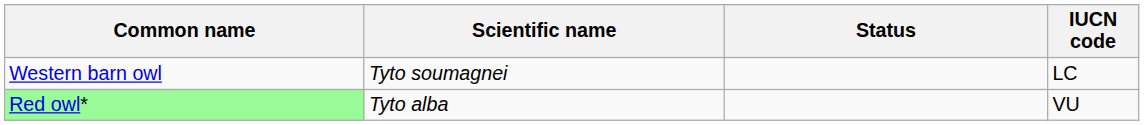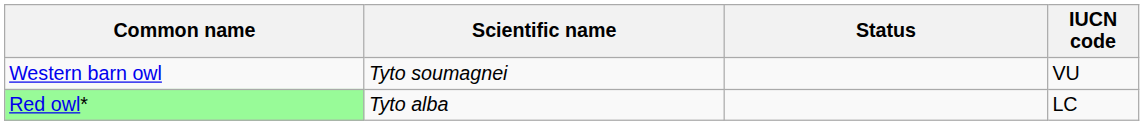(1065, 73) LC -> (1066, 73) VU
(1066, 104) VU -> (1065, 104) LC
